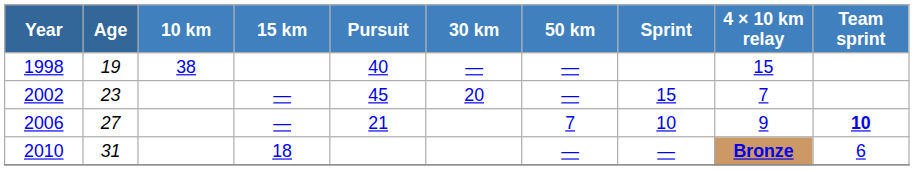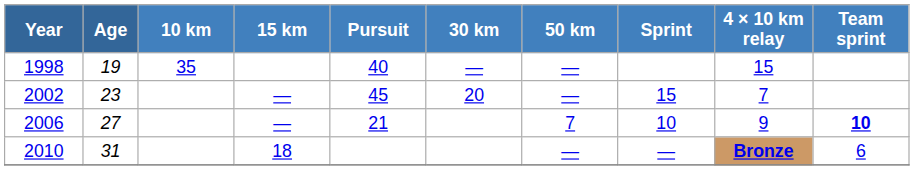(186, 67) 38 -> (186, 67) 35
